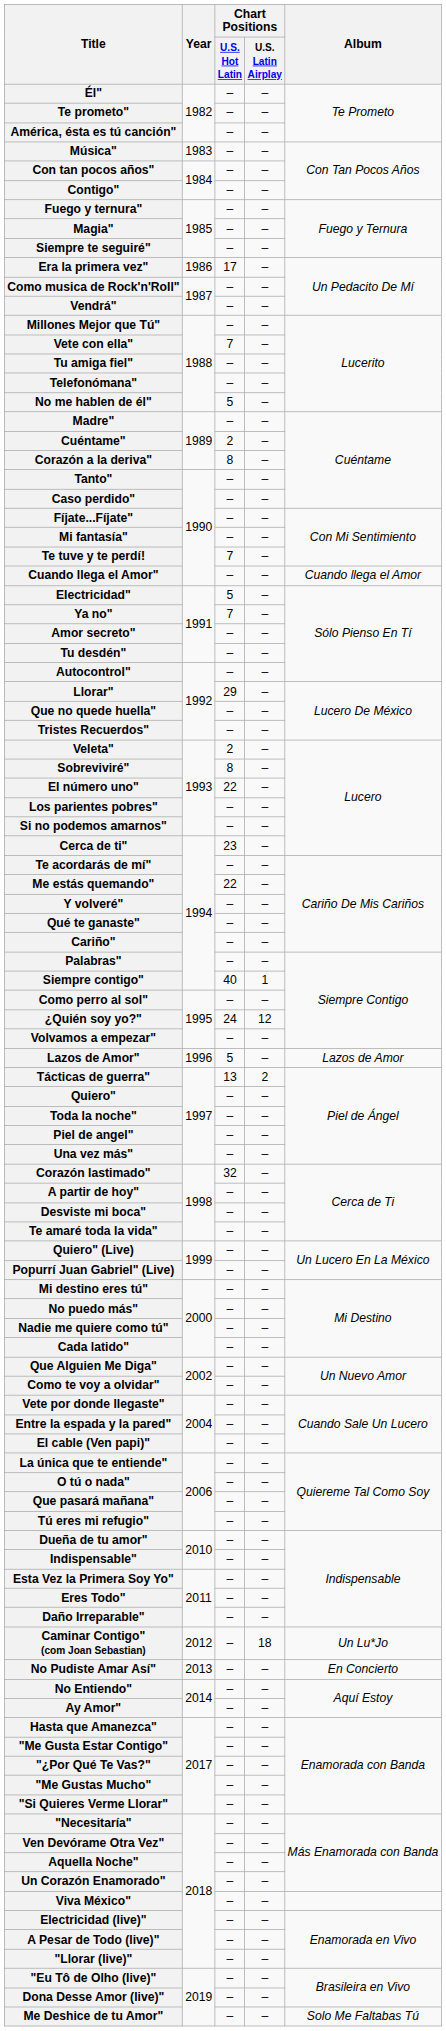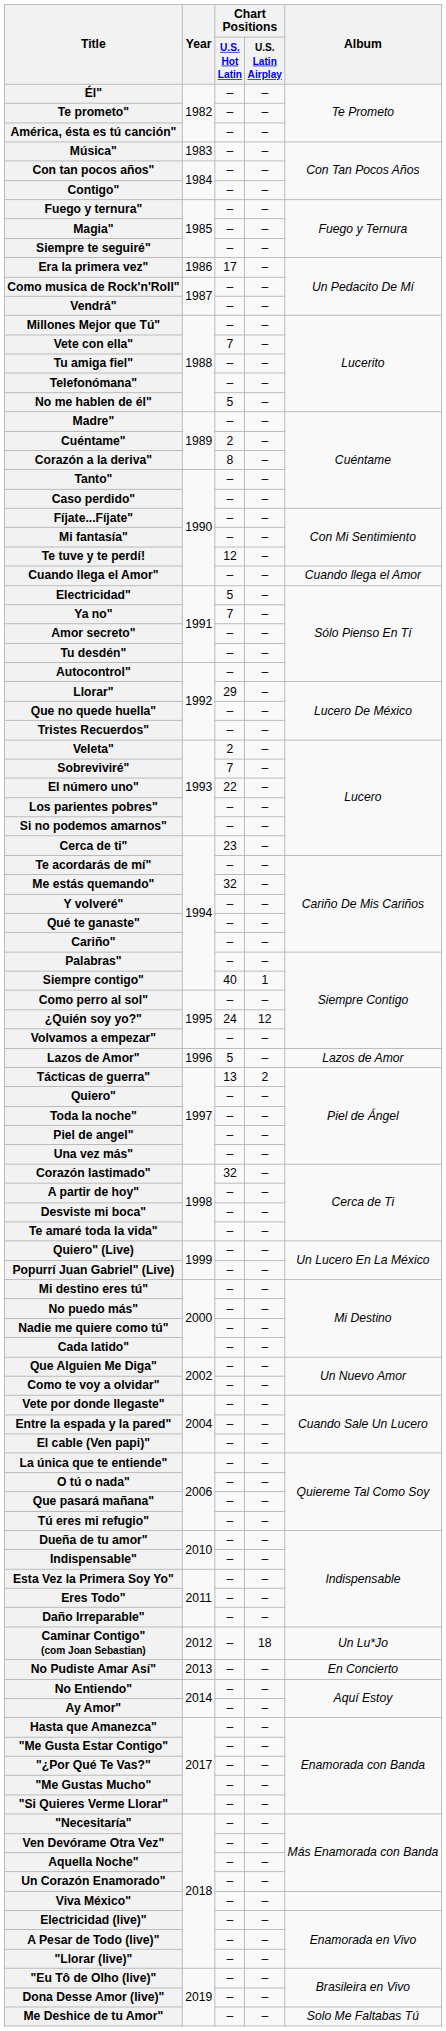(230, 556) 7 -> (230, 556) 12
(230, 768) 8 -> (230, 768) 7
(230, 884) 22 -> (230, 884) 32
